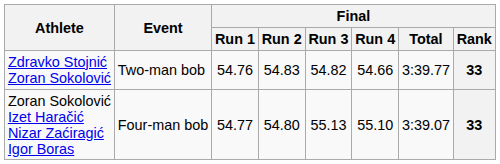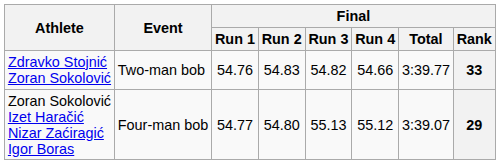(375, 125) 55.10 -> (375, 125) 55.12
(474, 125) 33 -> (474, 125) 29
